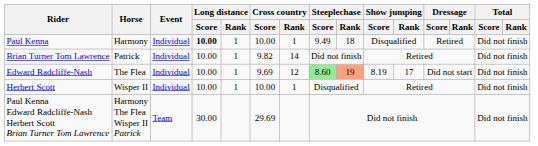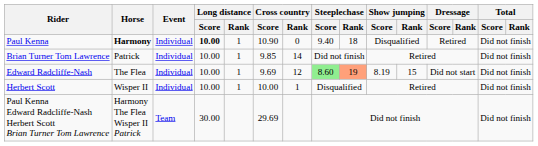(131, 42) normal -> (133, 42) bold
(265, 42) 10.00 -> (268, 42) 10.90
(294, 42) 1 -> (297, 42) 0
(323, 42) 9.49 -> (326, 42) 9.40
(265, 57) 9.82 -> (268, 57) 9.85
(409, 72) 17 -> (412, 72) 15
